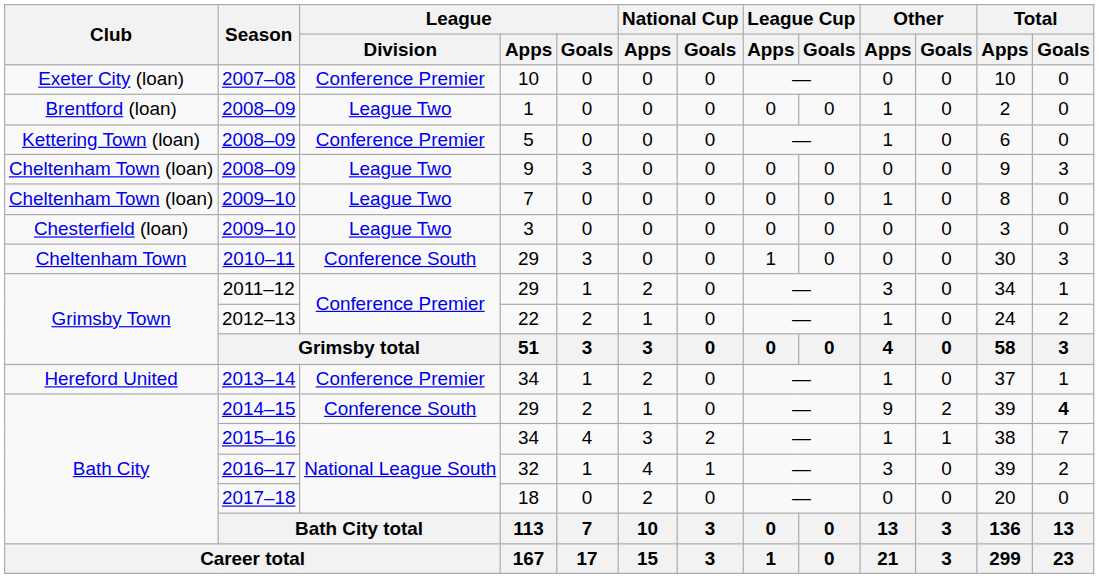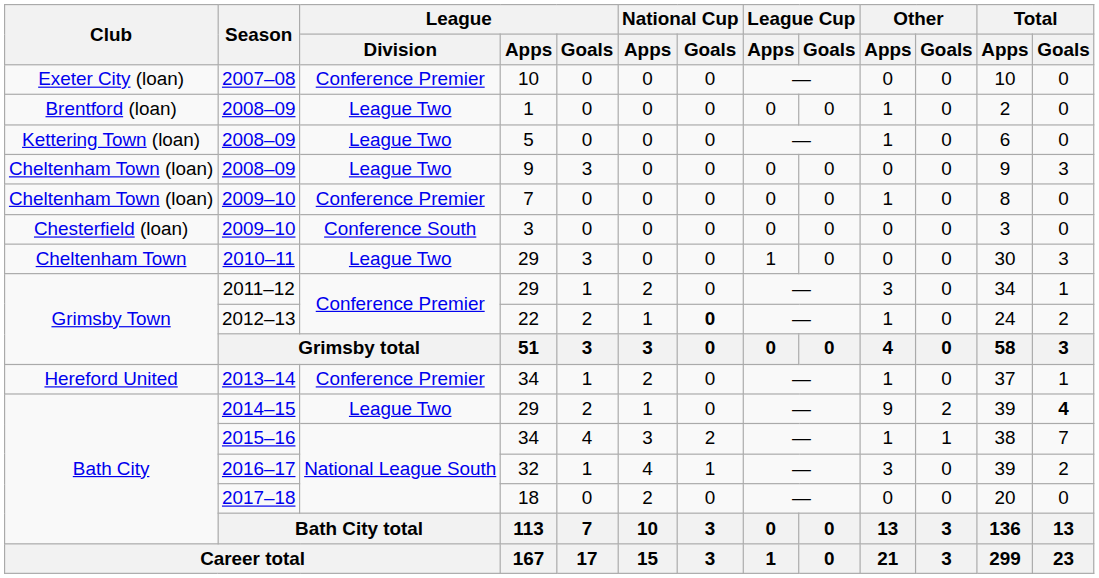(400, 139) Conference Premier -> (400, 139) League Two
(400, 199) League Two -> (400, 199) Conference Premier
(400, 229) League Two -> (400, 229) Conference South
(400, 259) Conference South -> (400, 259) League Two
(710, 318) normal -> (710, 318) bold
(400, 408) Conference South -> (400, 408) League Two
